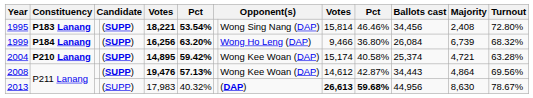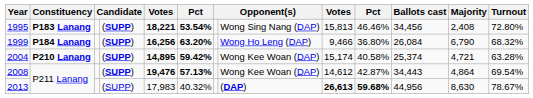(338, 27) 15,814 -> (338, 27) 15,813
(463, 42) 6,739 -> (463, 42) 6,790
(507, 71) 69.56% -> (507, 71) 69.54%
